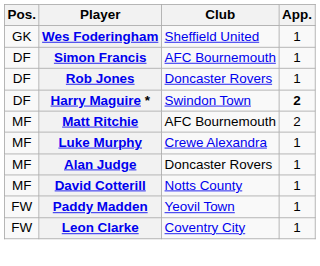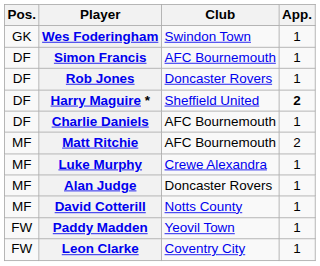(212, 36) Sheffield United -> (208, 36) Swindon Town
(208, 100) Swindon Town -> (212, 100) Sheffield United
+ row: (100, 121)
